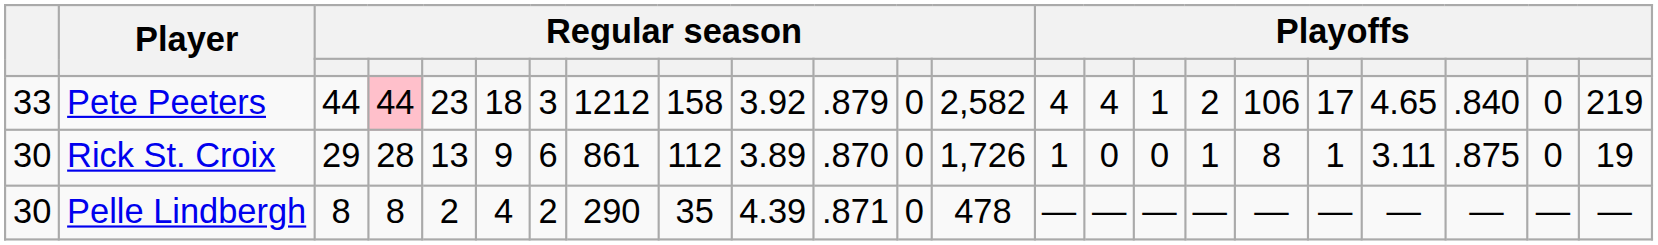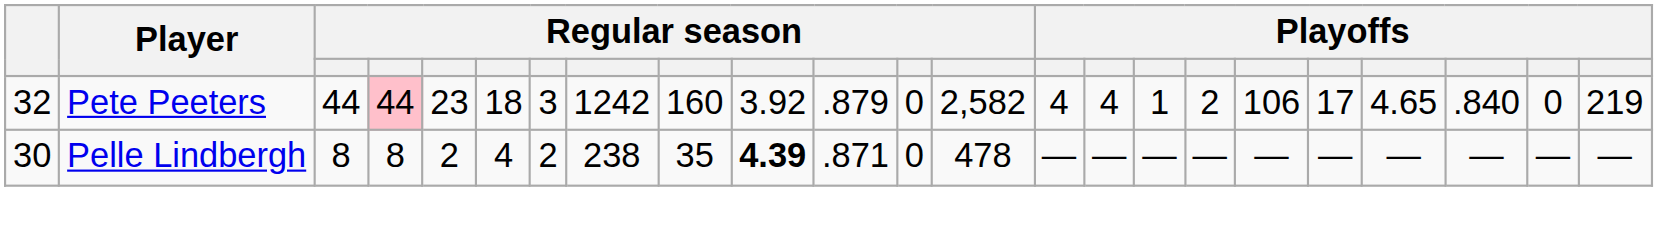(32, 102) 33 -> (32, 102) 32
(612, 102) 1212 -> (612, 102) 1242
(695, 102) 158 -> (695, 102) 160
- row: (171, 156)
(612, 211) 290 -> (612, 156) 238
(773, 211) normal -> (773, 156) bold
